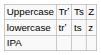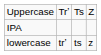rows swapped: (29, 27) <-> (14, 43)
